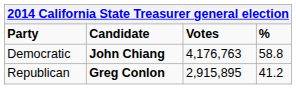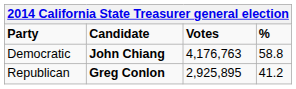(214, 73) 2,915,895 -> (214, 73) 2,925,895
